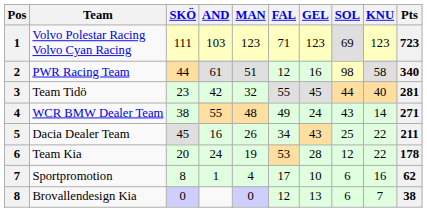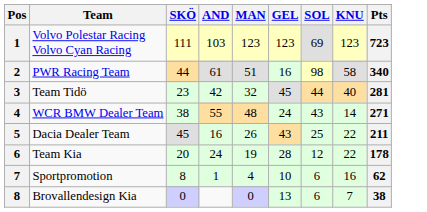- column: (284, 14)
